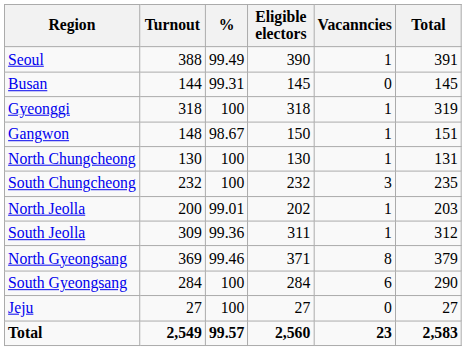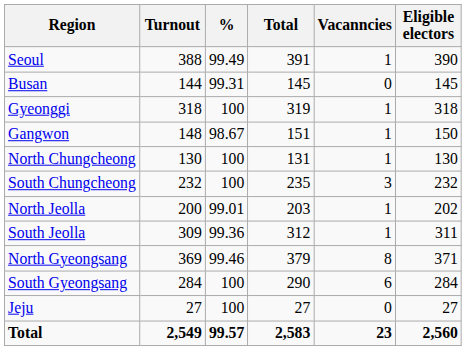columns swapped: (281, 25) <-> (428, 25)
